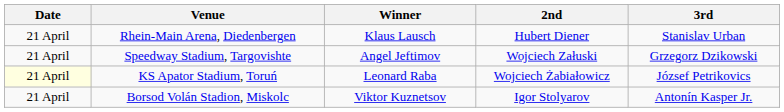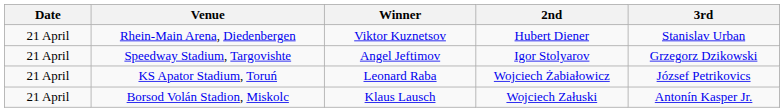(400, 35) Klaus Lausch -> (400, 35) Viktor Kuznetsov
(552, 55) Wojciech Załuski -> (552, 55) Igor Stolyarov
(48, 76) lightyellow background -> (48, 76) no background
(400, 96) Viktor Kuznetsov -> (400, 96) Klaus Lausch
(552, 96) Igor Stolyarov -> (552, 96) Wojciech Załuski
